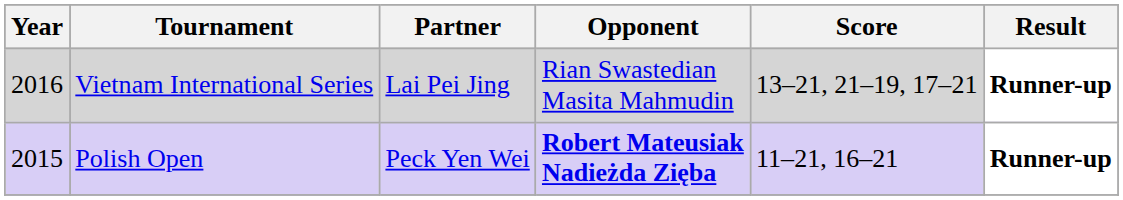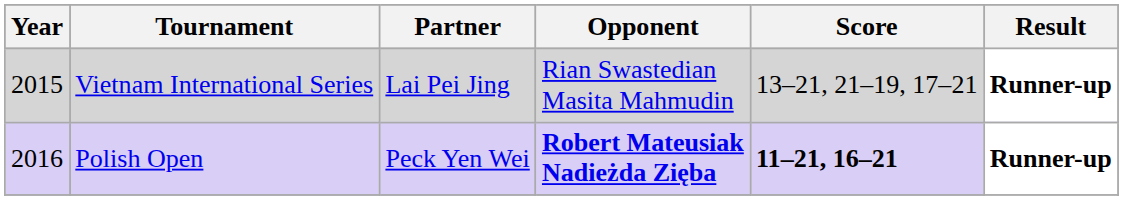(37, 84) 2016 -> (37, 84) 2015
(37, 158) 2015 -> (37, 158) 2016
(827, 158) normal -> (827, 158) bold
